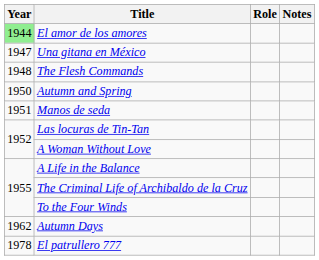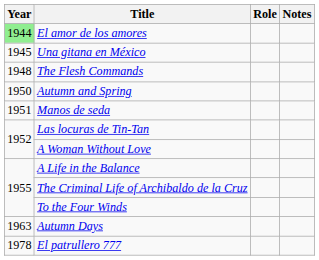(19, 52) 1947 -> (19, 52) 1945
(19, 226) 1962 -> (19, 226) 1963
